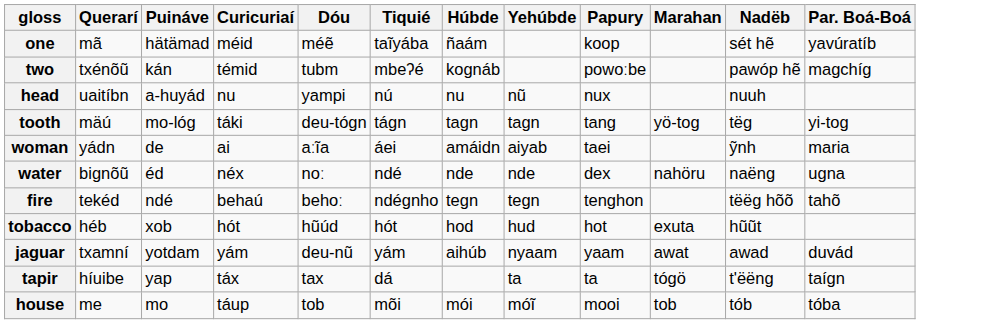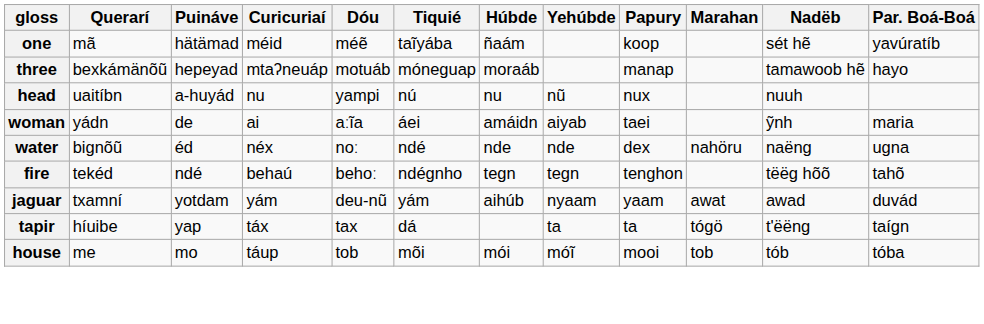- row: (40, 69)
+ row: (37, 69)
- row: (40, 122)
- row: (40, 226)
